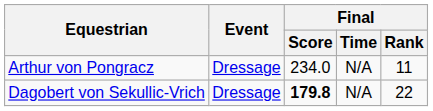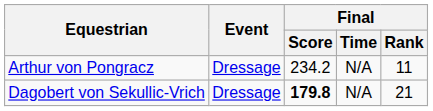(310, 68) 234.0 -> (310, 68) 234.2
(404, 93) 22 -> (404, 93) 21
